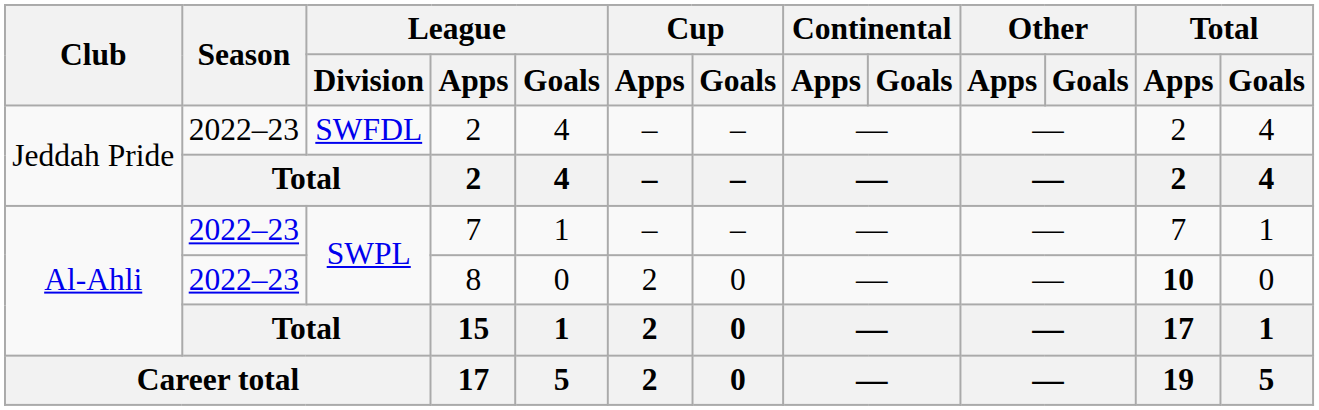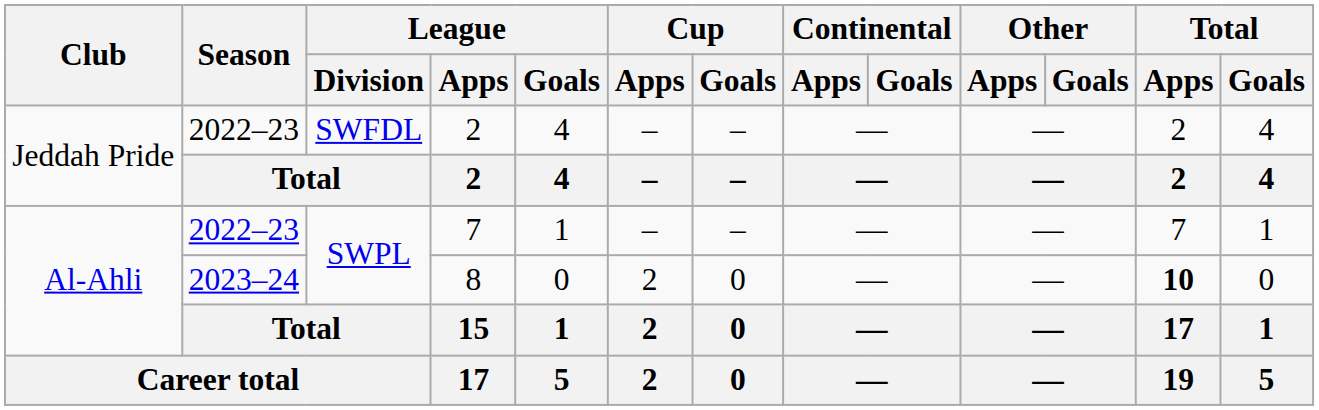(244, 279) 2022–23 -> (244, 279) 2023–24
